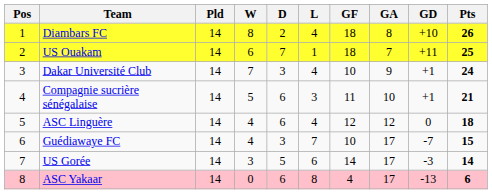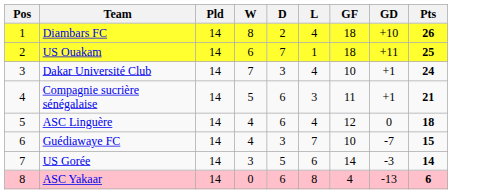- column: (389, 14)
